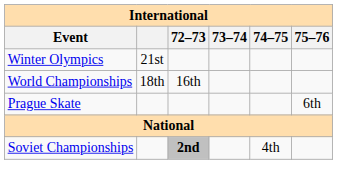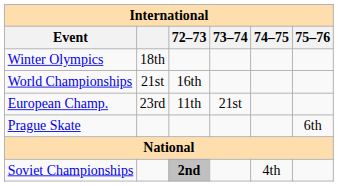(152, 59) 21st -> (152, 59) 18th
(152, 81) 18th -> (152, 81) 21st
+ row: (58, 103)
